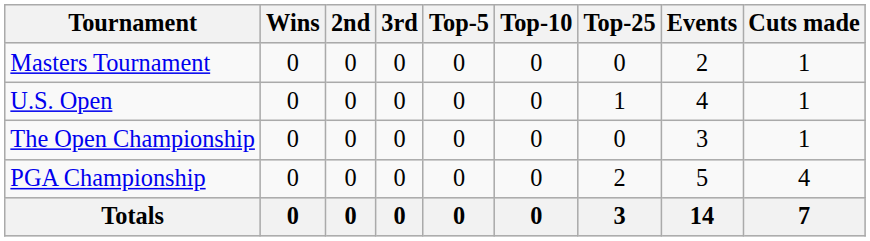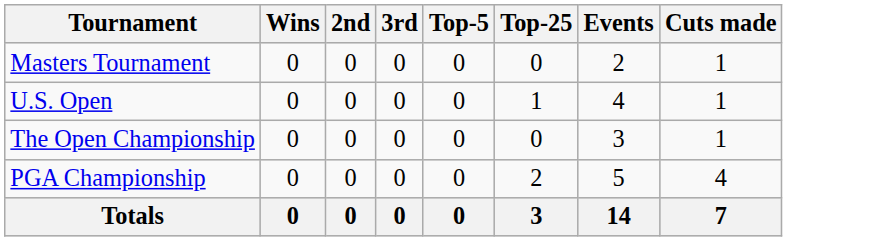- column: (536, 23)
